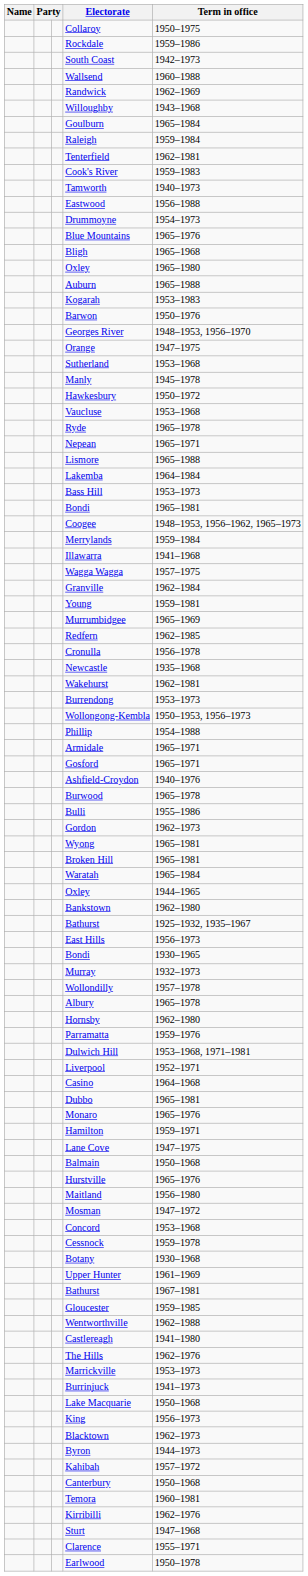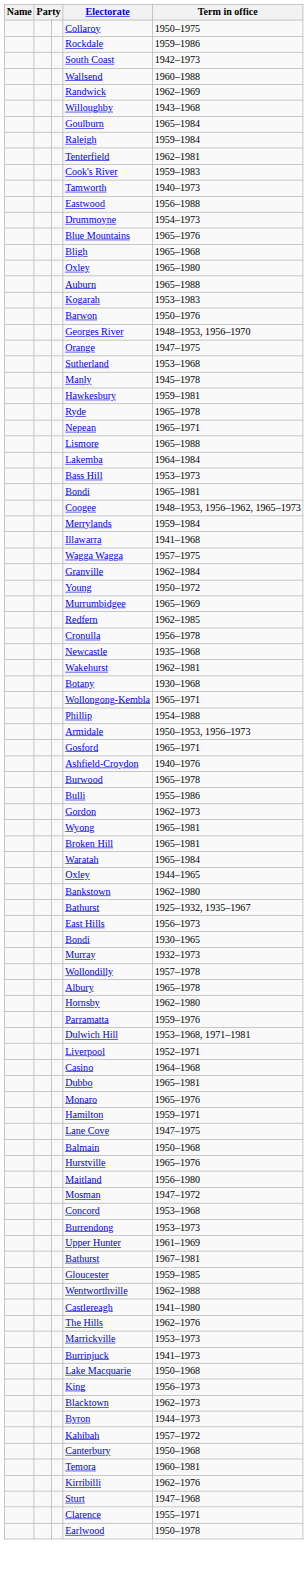(177, 396) 1950–1972 -> (177, 396) 1959–1981
- row: (19, 412)
(177, 603) 1959–1981 -> (177, 587) 1950–1972
rows swapped: (19, 1259) <-> (19, 700)
(203, 715) 1950–1953, 1956–1973 -> (177, 699) 1965–1971
(177, 747) 1965–1971 -> (203, 731) 1950–1953, 1956–1973
- row: (19, 1243)
